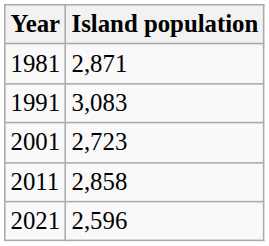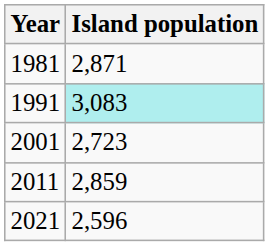(99, 102) no background -> (99, 102) paleturquoise background
(99, 181) 2,858 -> (99, 181) 2,859
